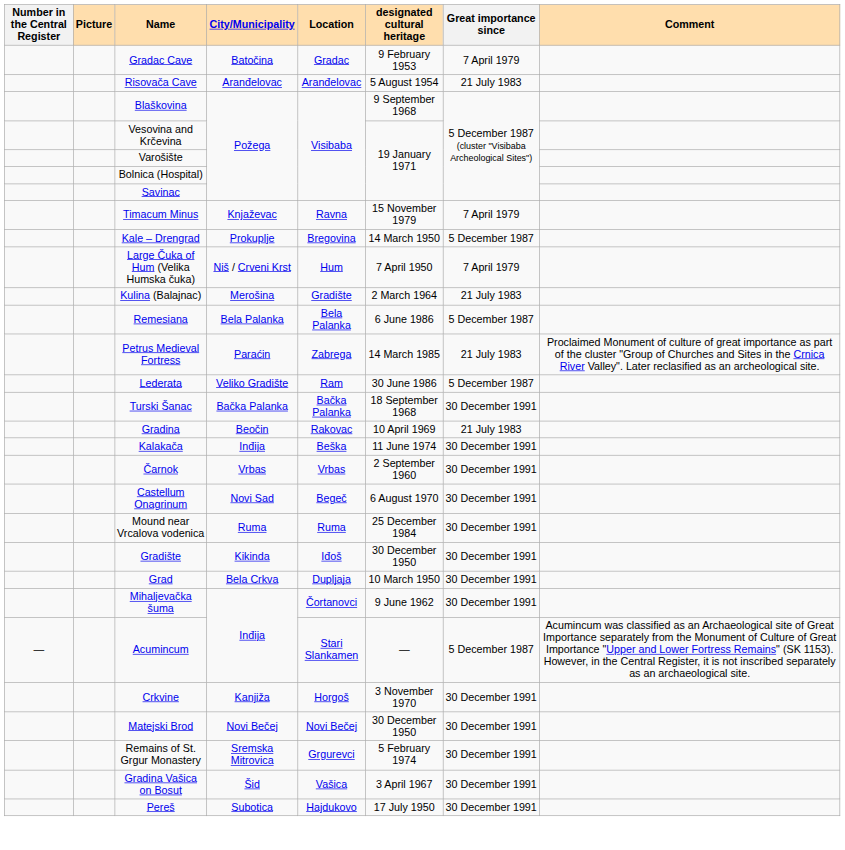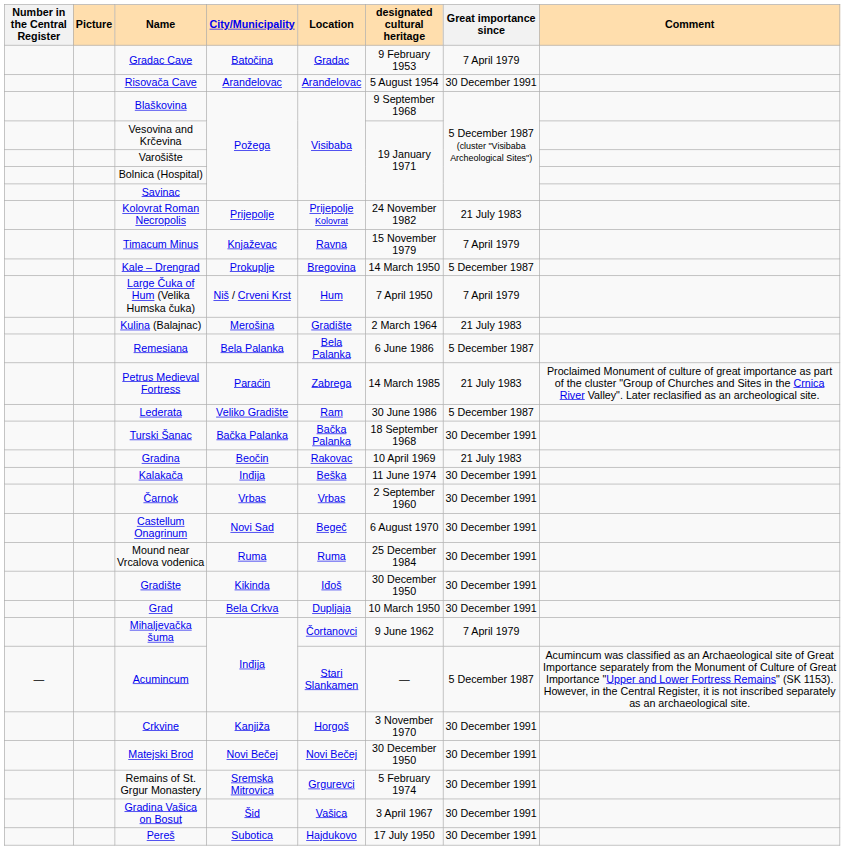(491, 83) 21 July 1983 -> (491, 83) 30 December 1991
+ row: (161, 215)
(491, 603) 30 December 1991 -> (491, 632) 7 April 1979
